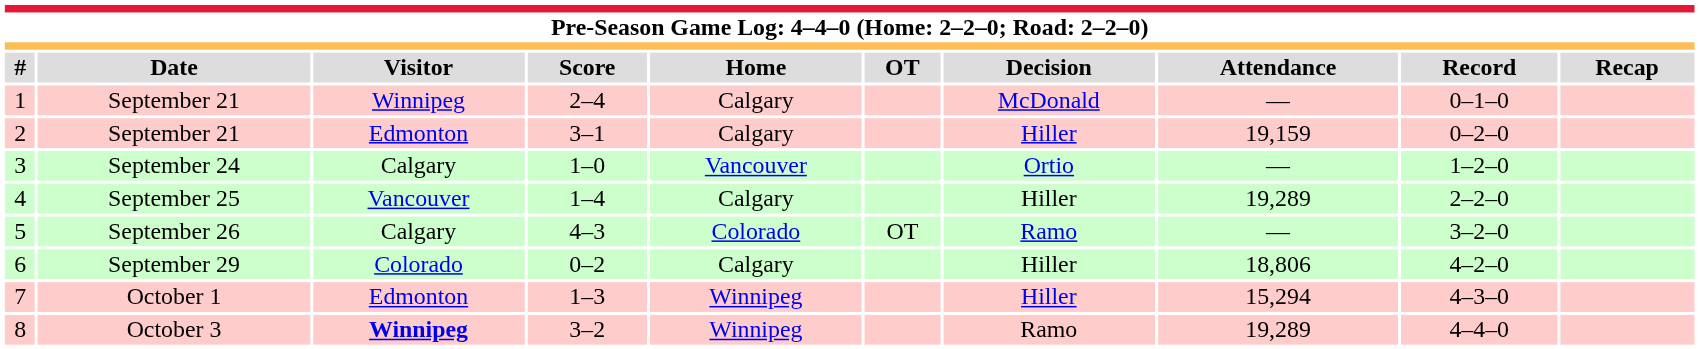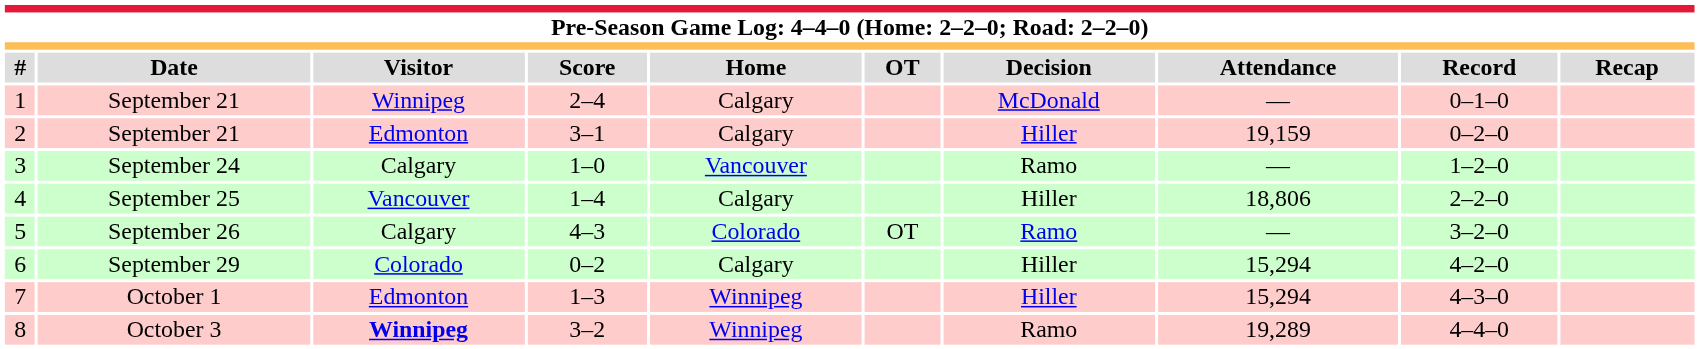(1049, 165) Ortio -> (1049, 165) Ramo
(1278, 198) 19,289 -> (1278, 198) 18,806
(1278, 263) 18,806 -> (1278, 263) 15,294
